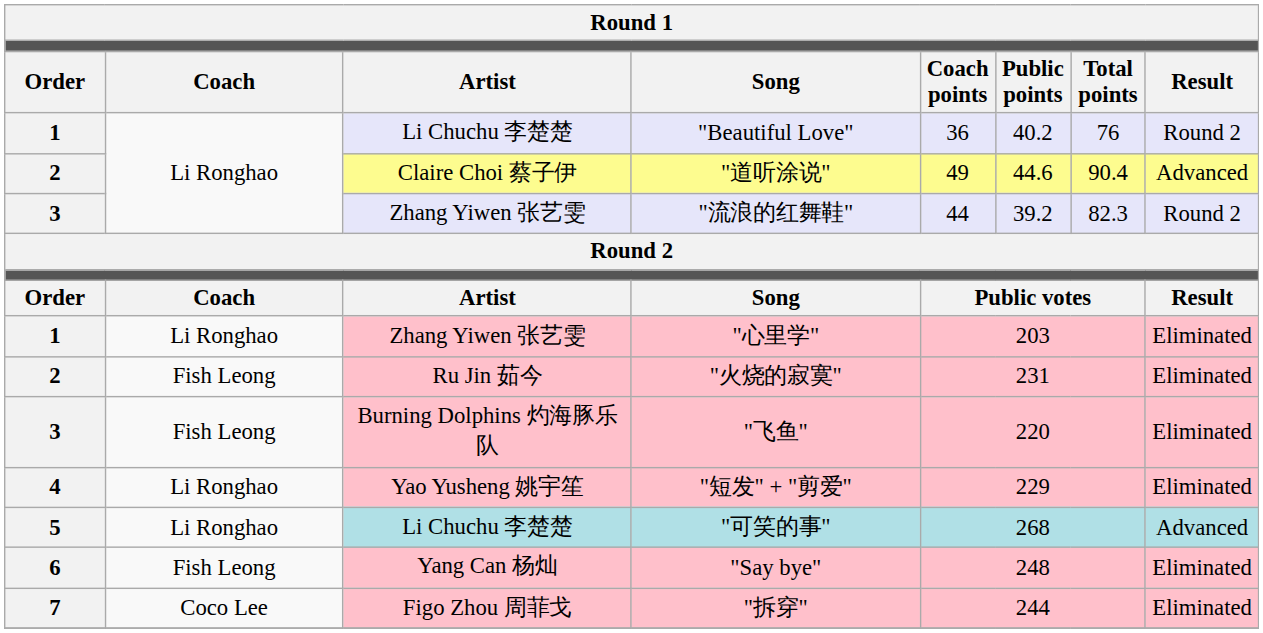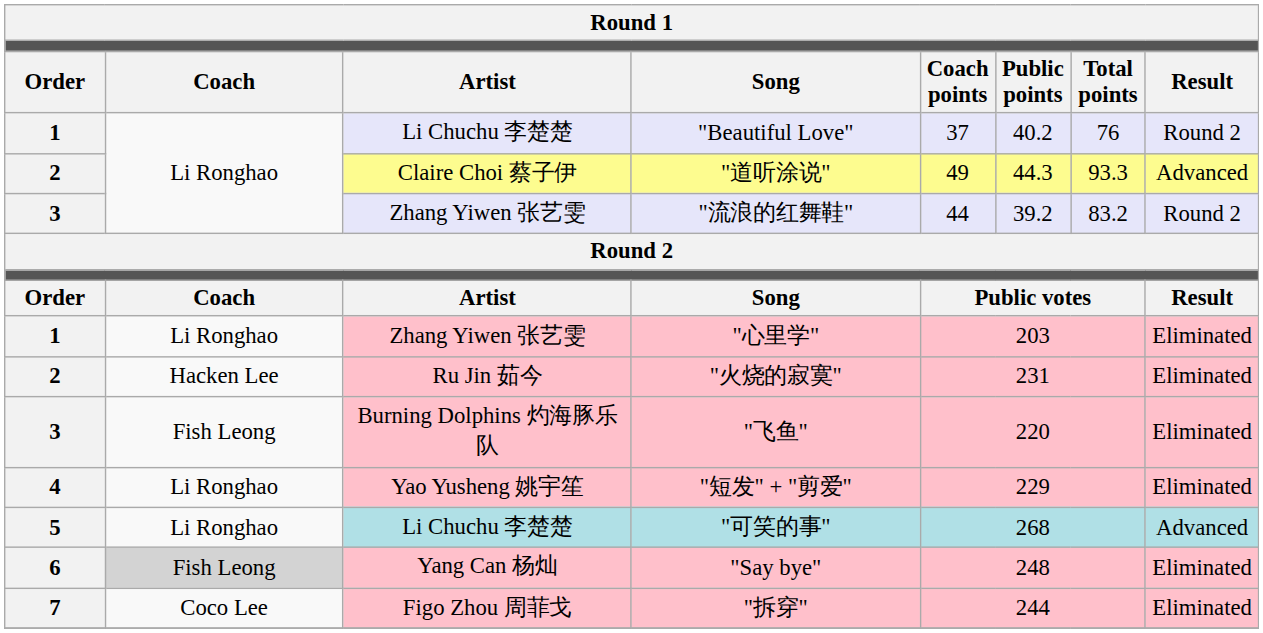(958, 132) 36 -> (958, 132) 37
(1033, 173) 44.6 -> (1033, 173) 44.3
(1108, 173) 90.4 -> (1108, 173) 93.3
(1108, 213) 82.3 -> (1108, 213) 83.2
(224, 376) Fish Leong -> (224, 376) Hacken Lee
(224, 567) no background -> (224, 567) lightgrey background
